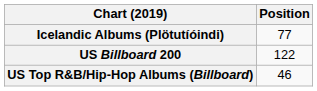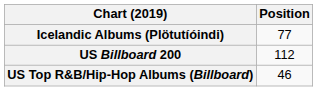(285, 55) 122 -> (285, 55) 112
